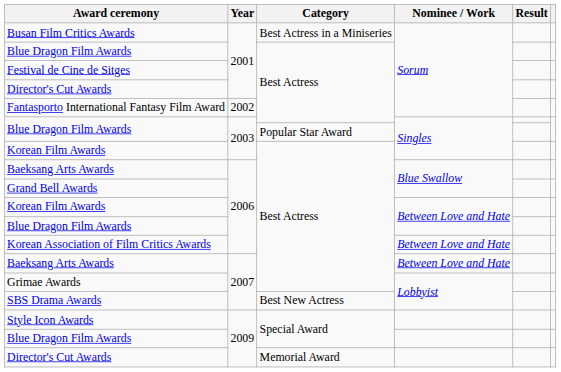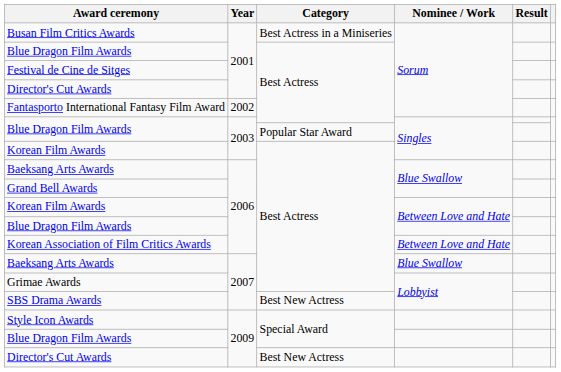(454, 263) Between Love and Hate -> (430, 263) Blue Swallow
(300, 357) Memorial Award -> (302, 357) Best New Actress
